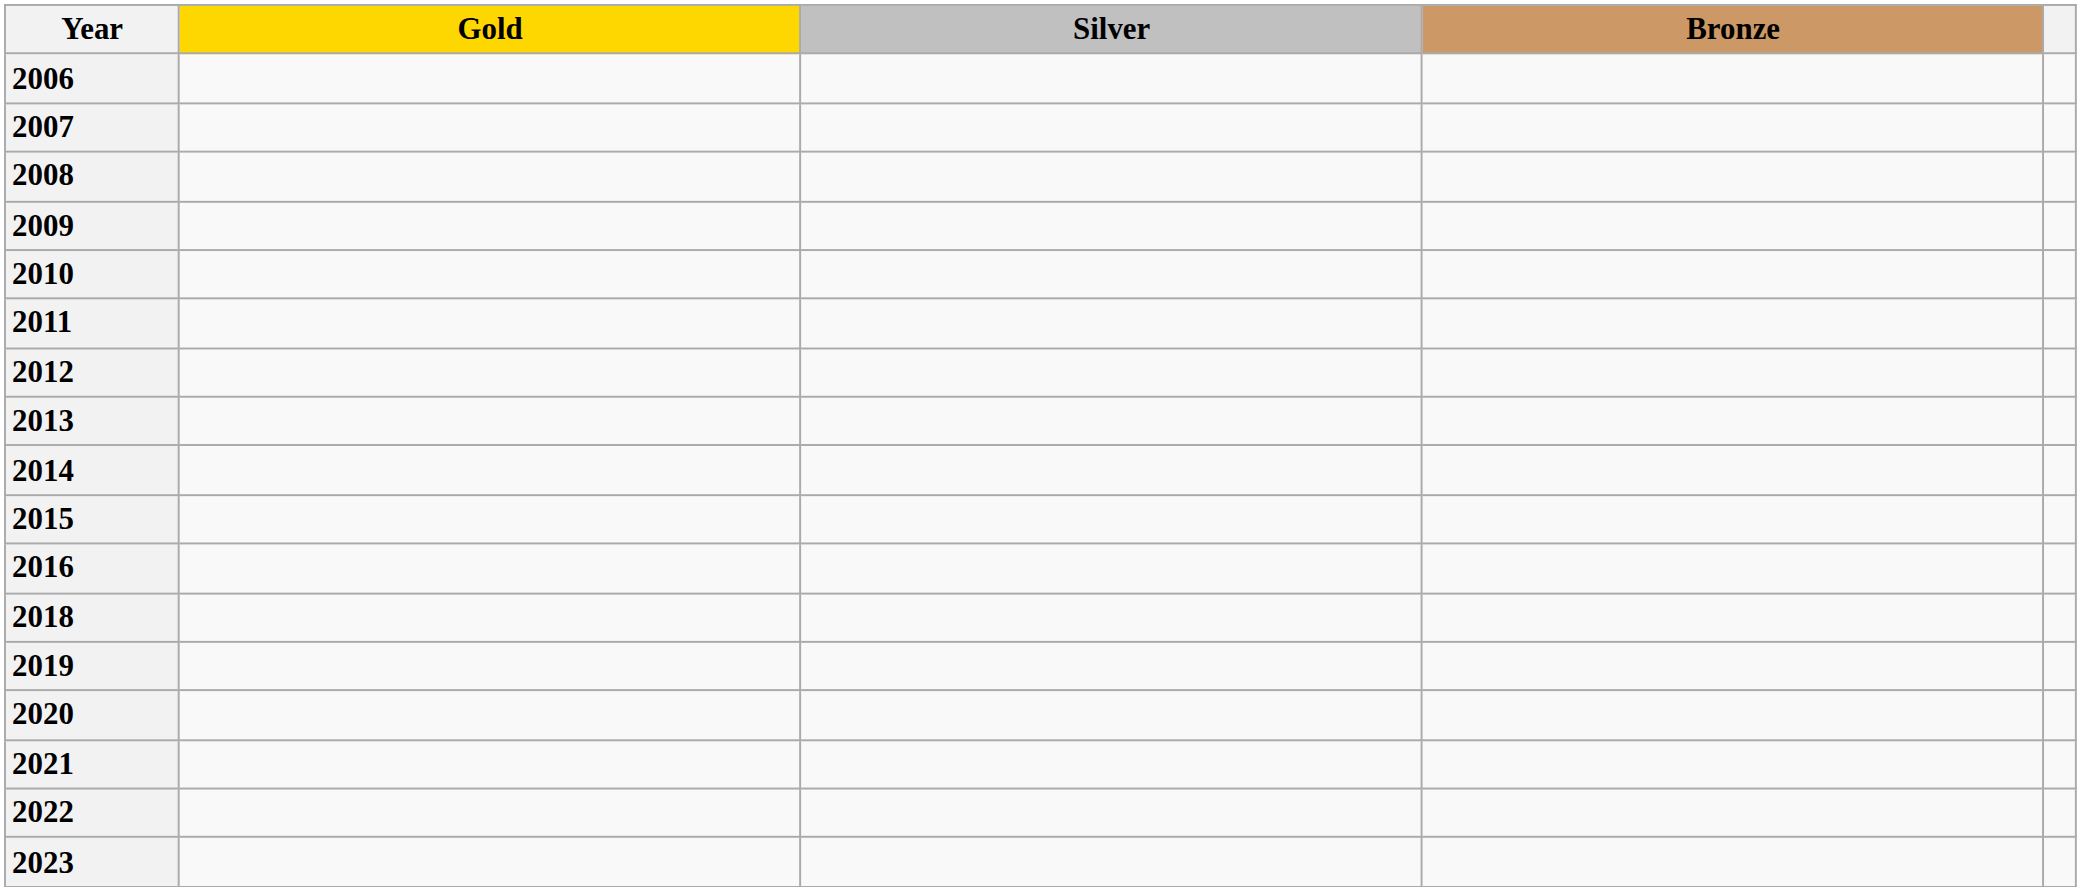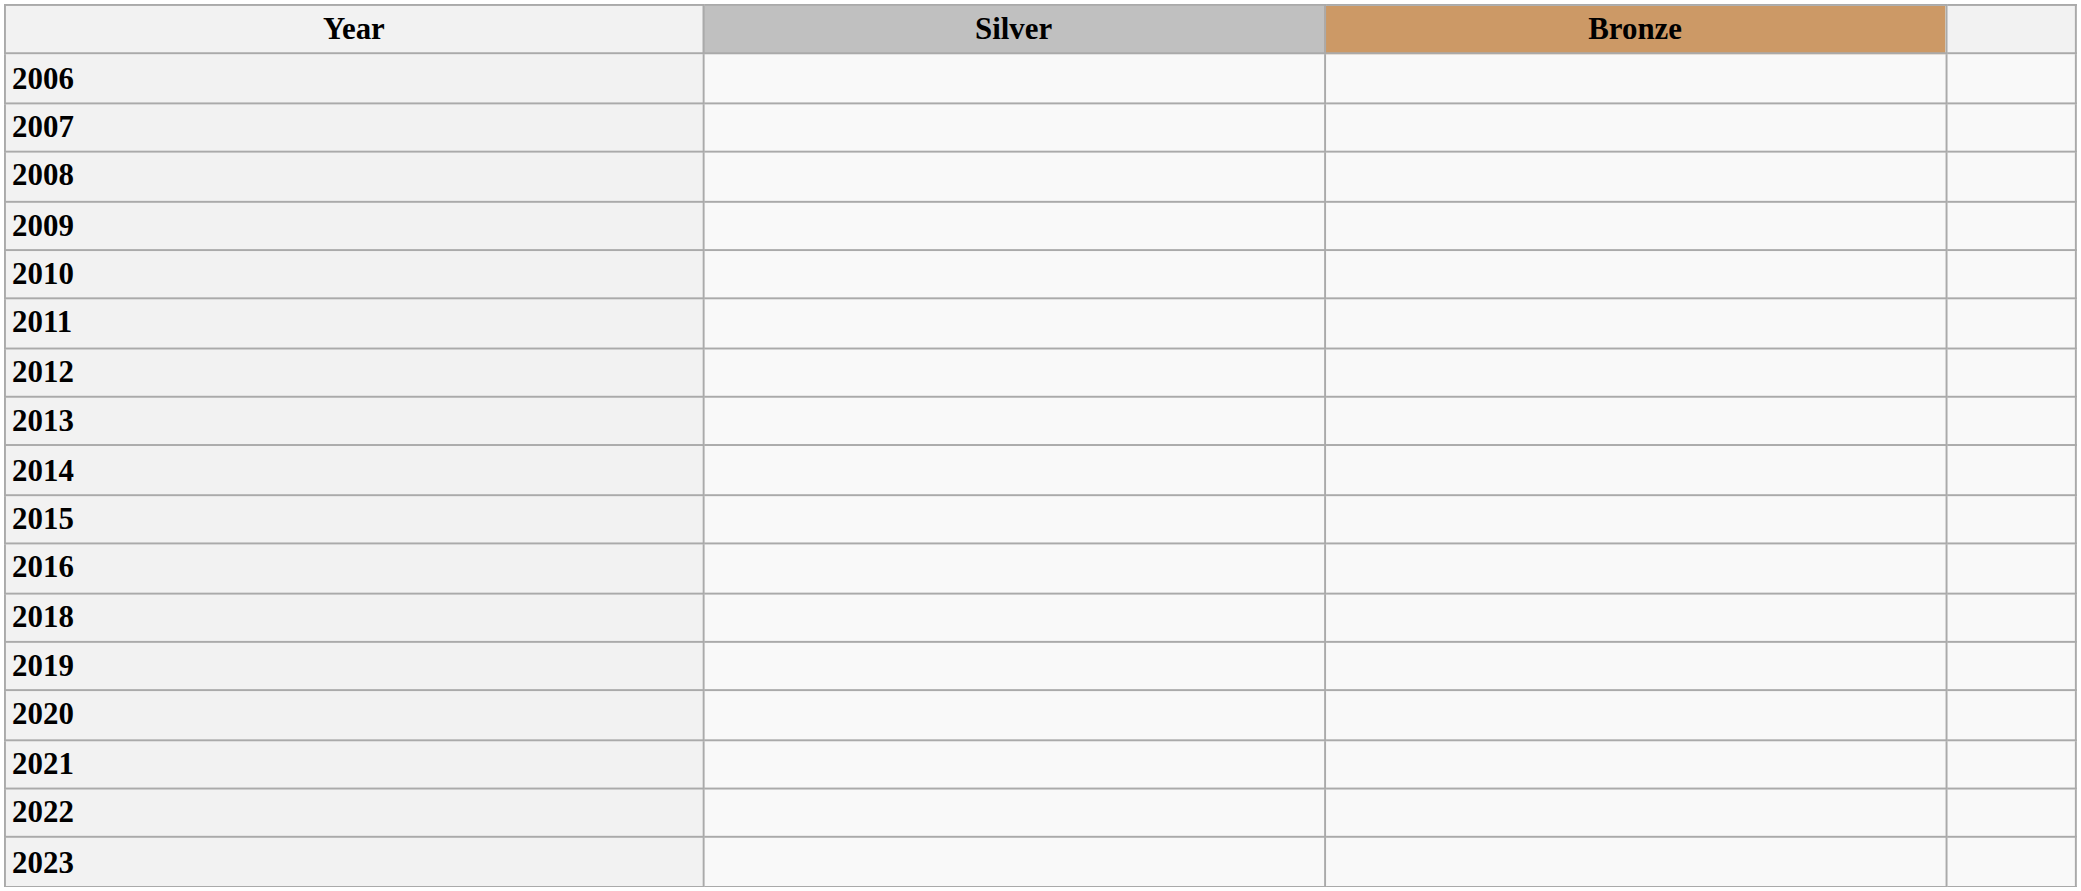- column: (490, 28)
